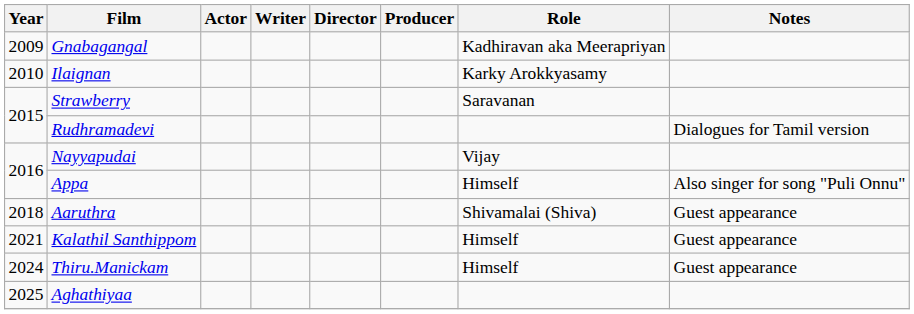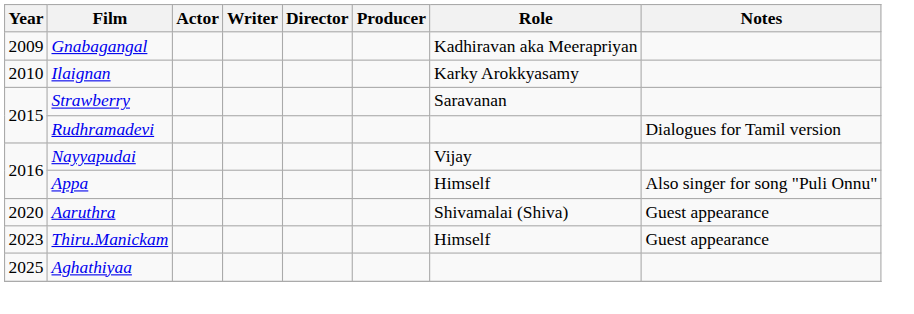(26, 211) 2018 -> (26, 211) 2020
- row: (124, 239)
(26, 267) 2024 -> (26, 239) 2023
